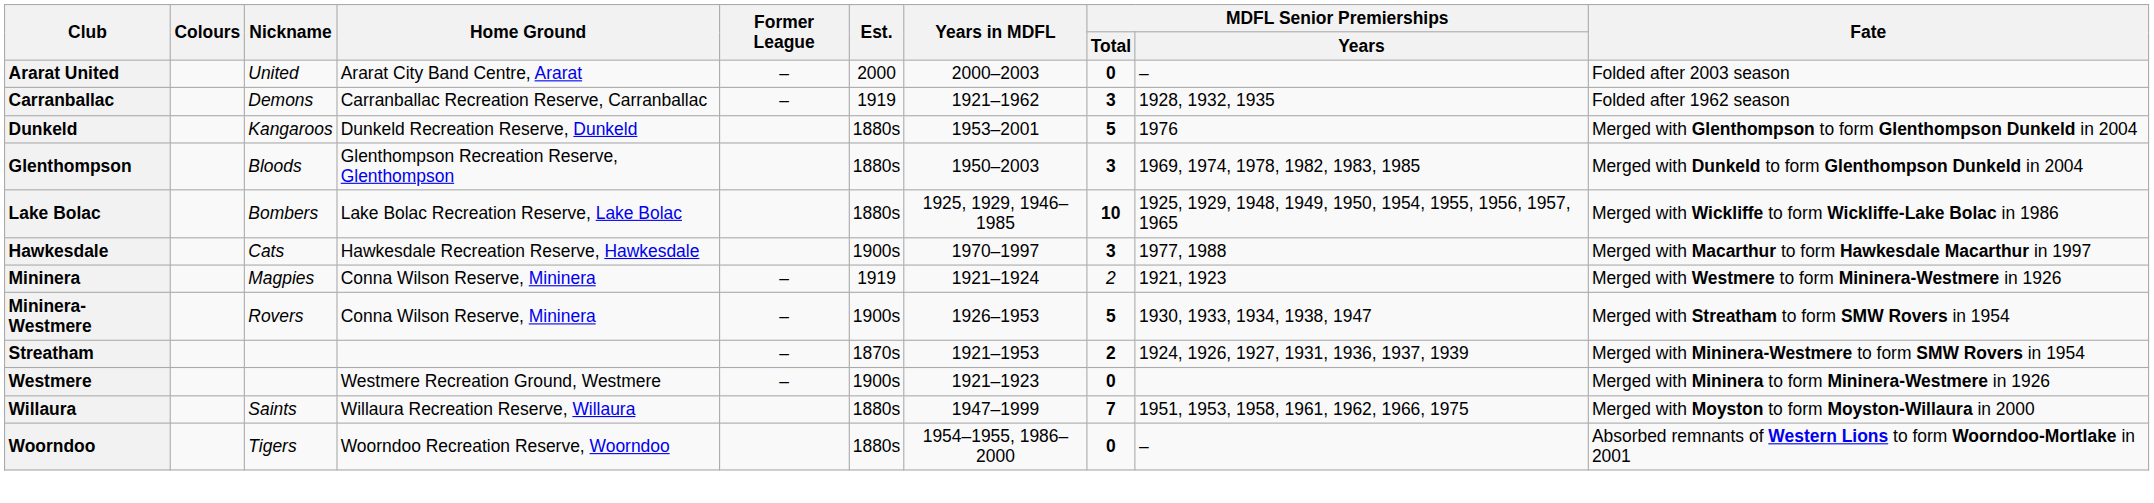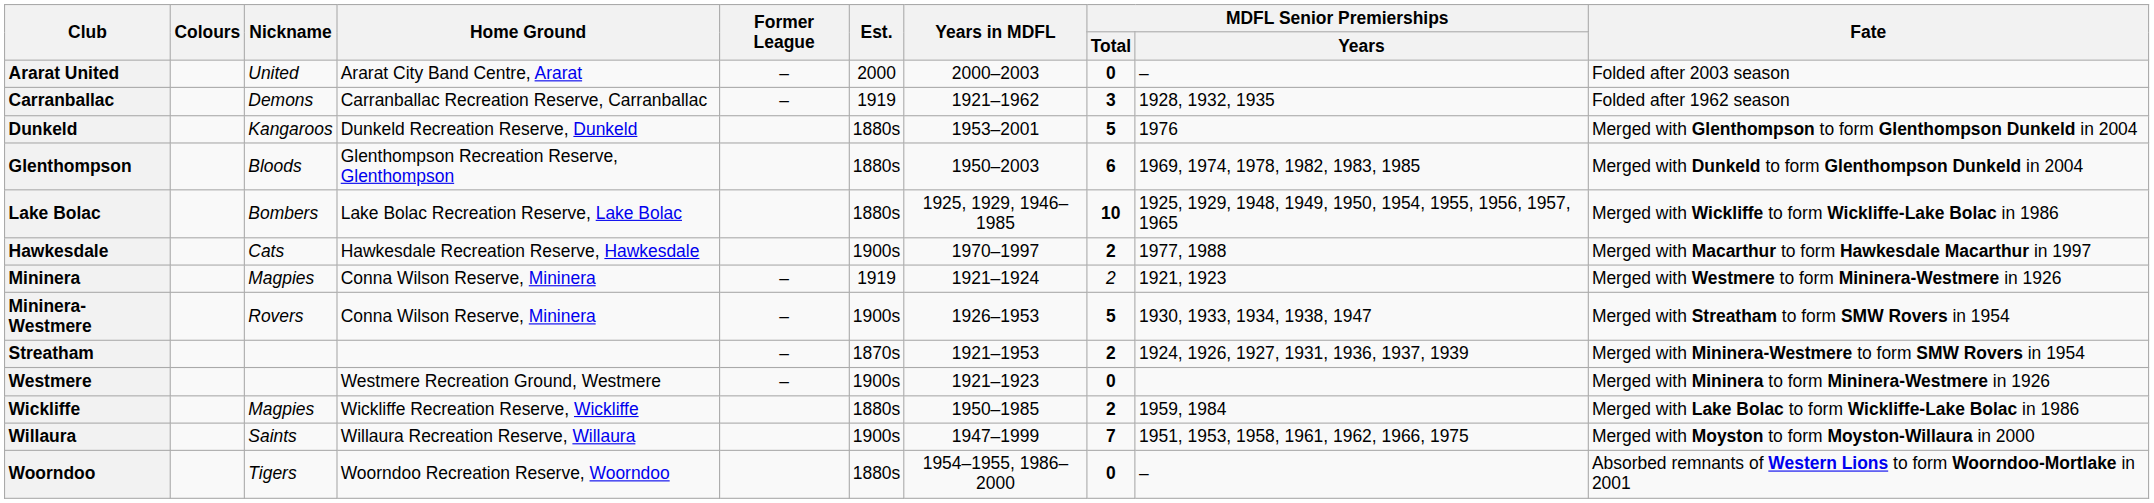(1111, 166) 3 -> (1111, 166) 6
(1111, 251) 3 -> (1111, 251) 2
+ row: (44, 409)
(877, 409) 1880s -> (877, 436) 1900s
